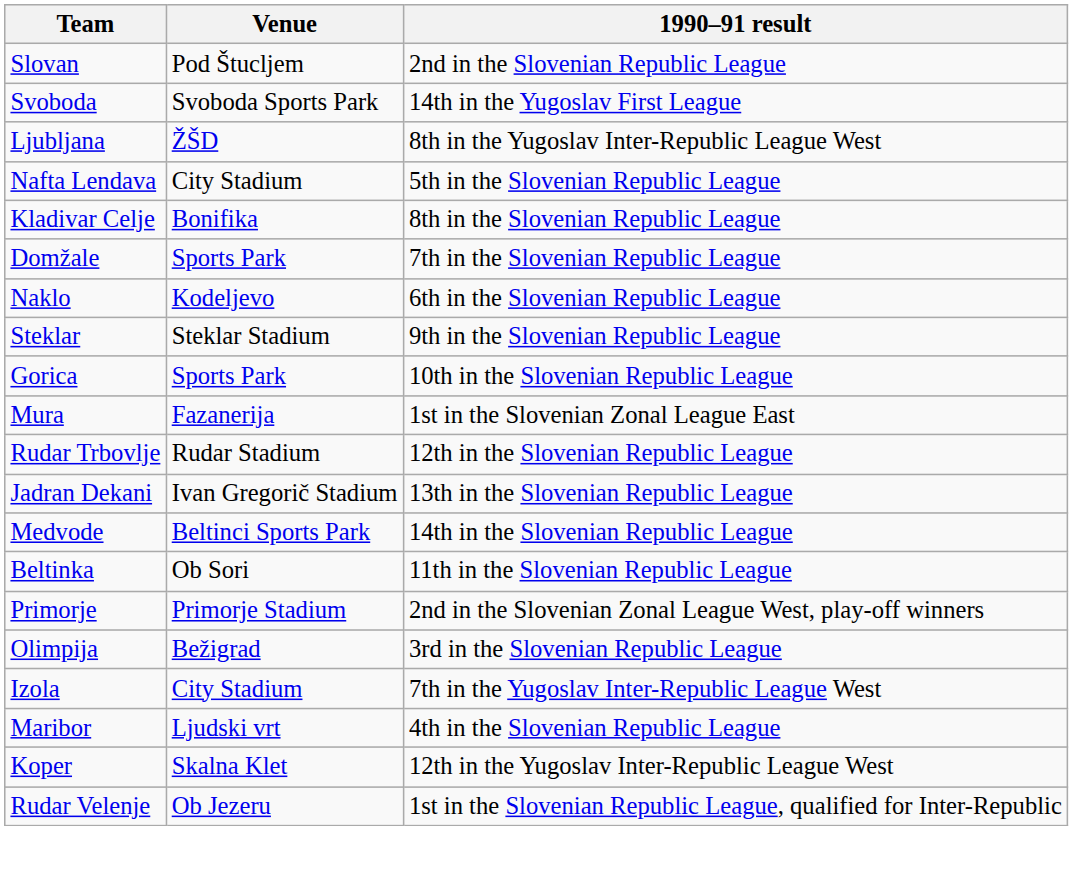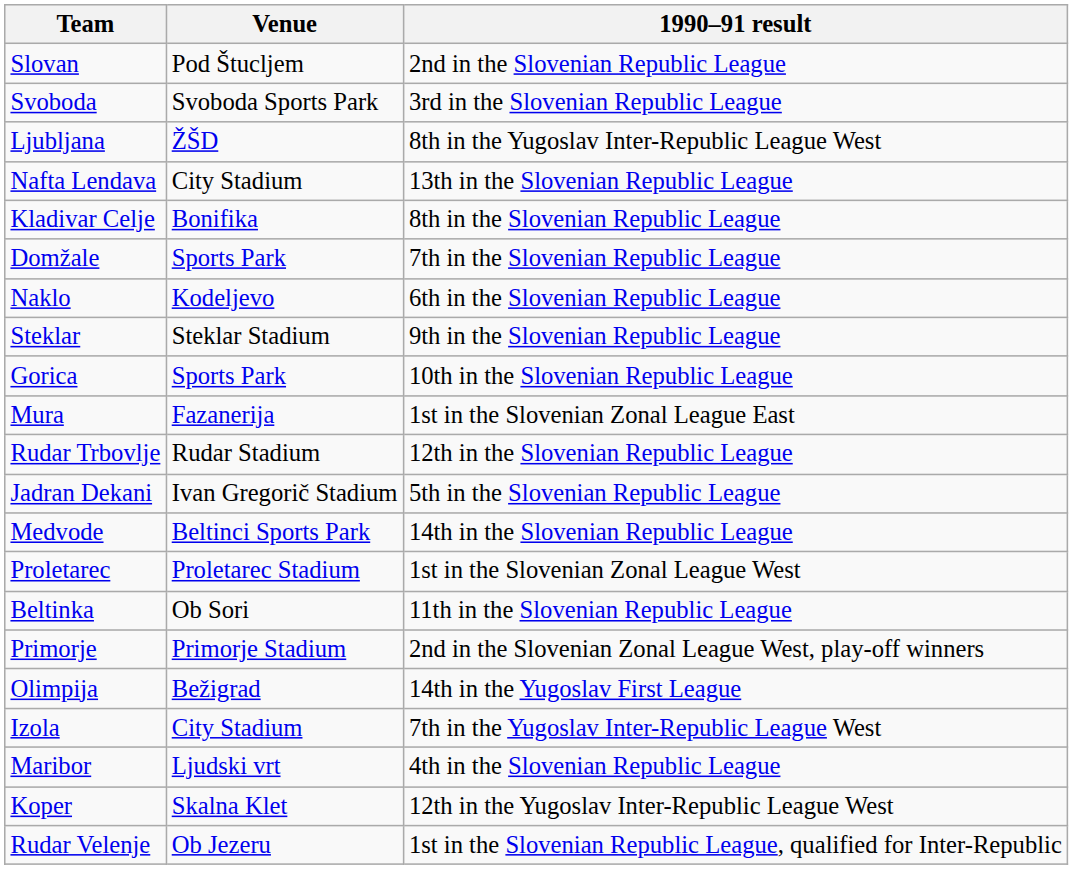(575, 102) 14th in the Yugoslav First League -> (595, 102) 3rd in the Slovenian Republic League
(595, 180) 5th in the Slovenian Republic League -> (601, 180) 13th in the Slovenian Republic League
(601, 492) 13th in the Slovenian Republic League -> (595, 492) 5th in the Slovenian Republic League
+ row: (60, 571)
(595, 649) 3rd in the Slovenian Republic League -> (575, 688) 14th in the Yugoslav First League
